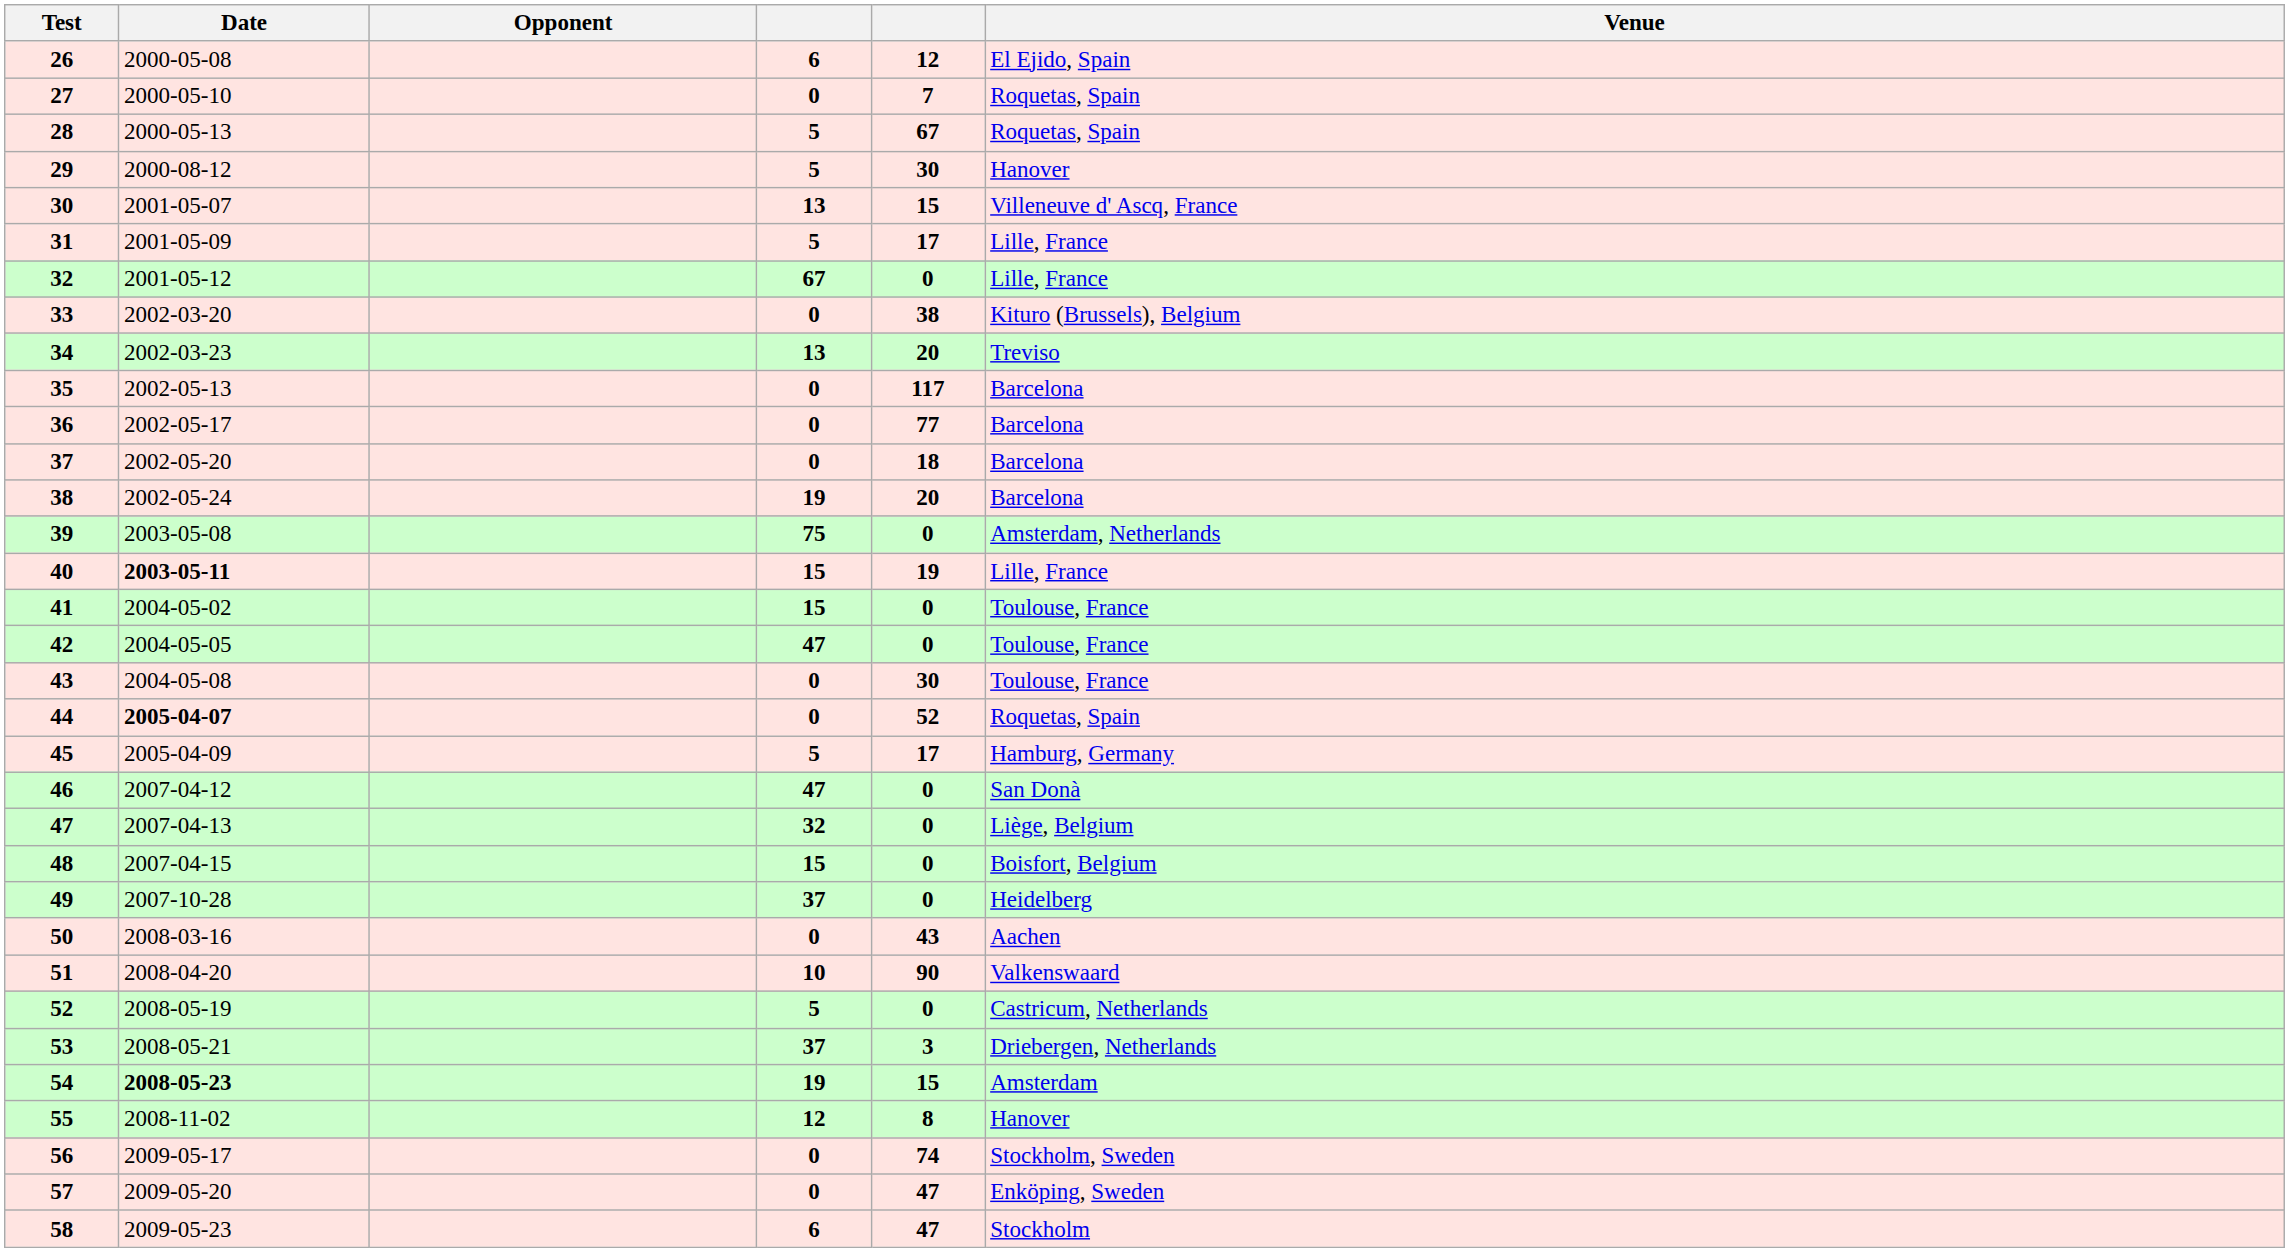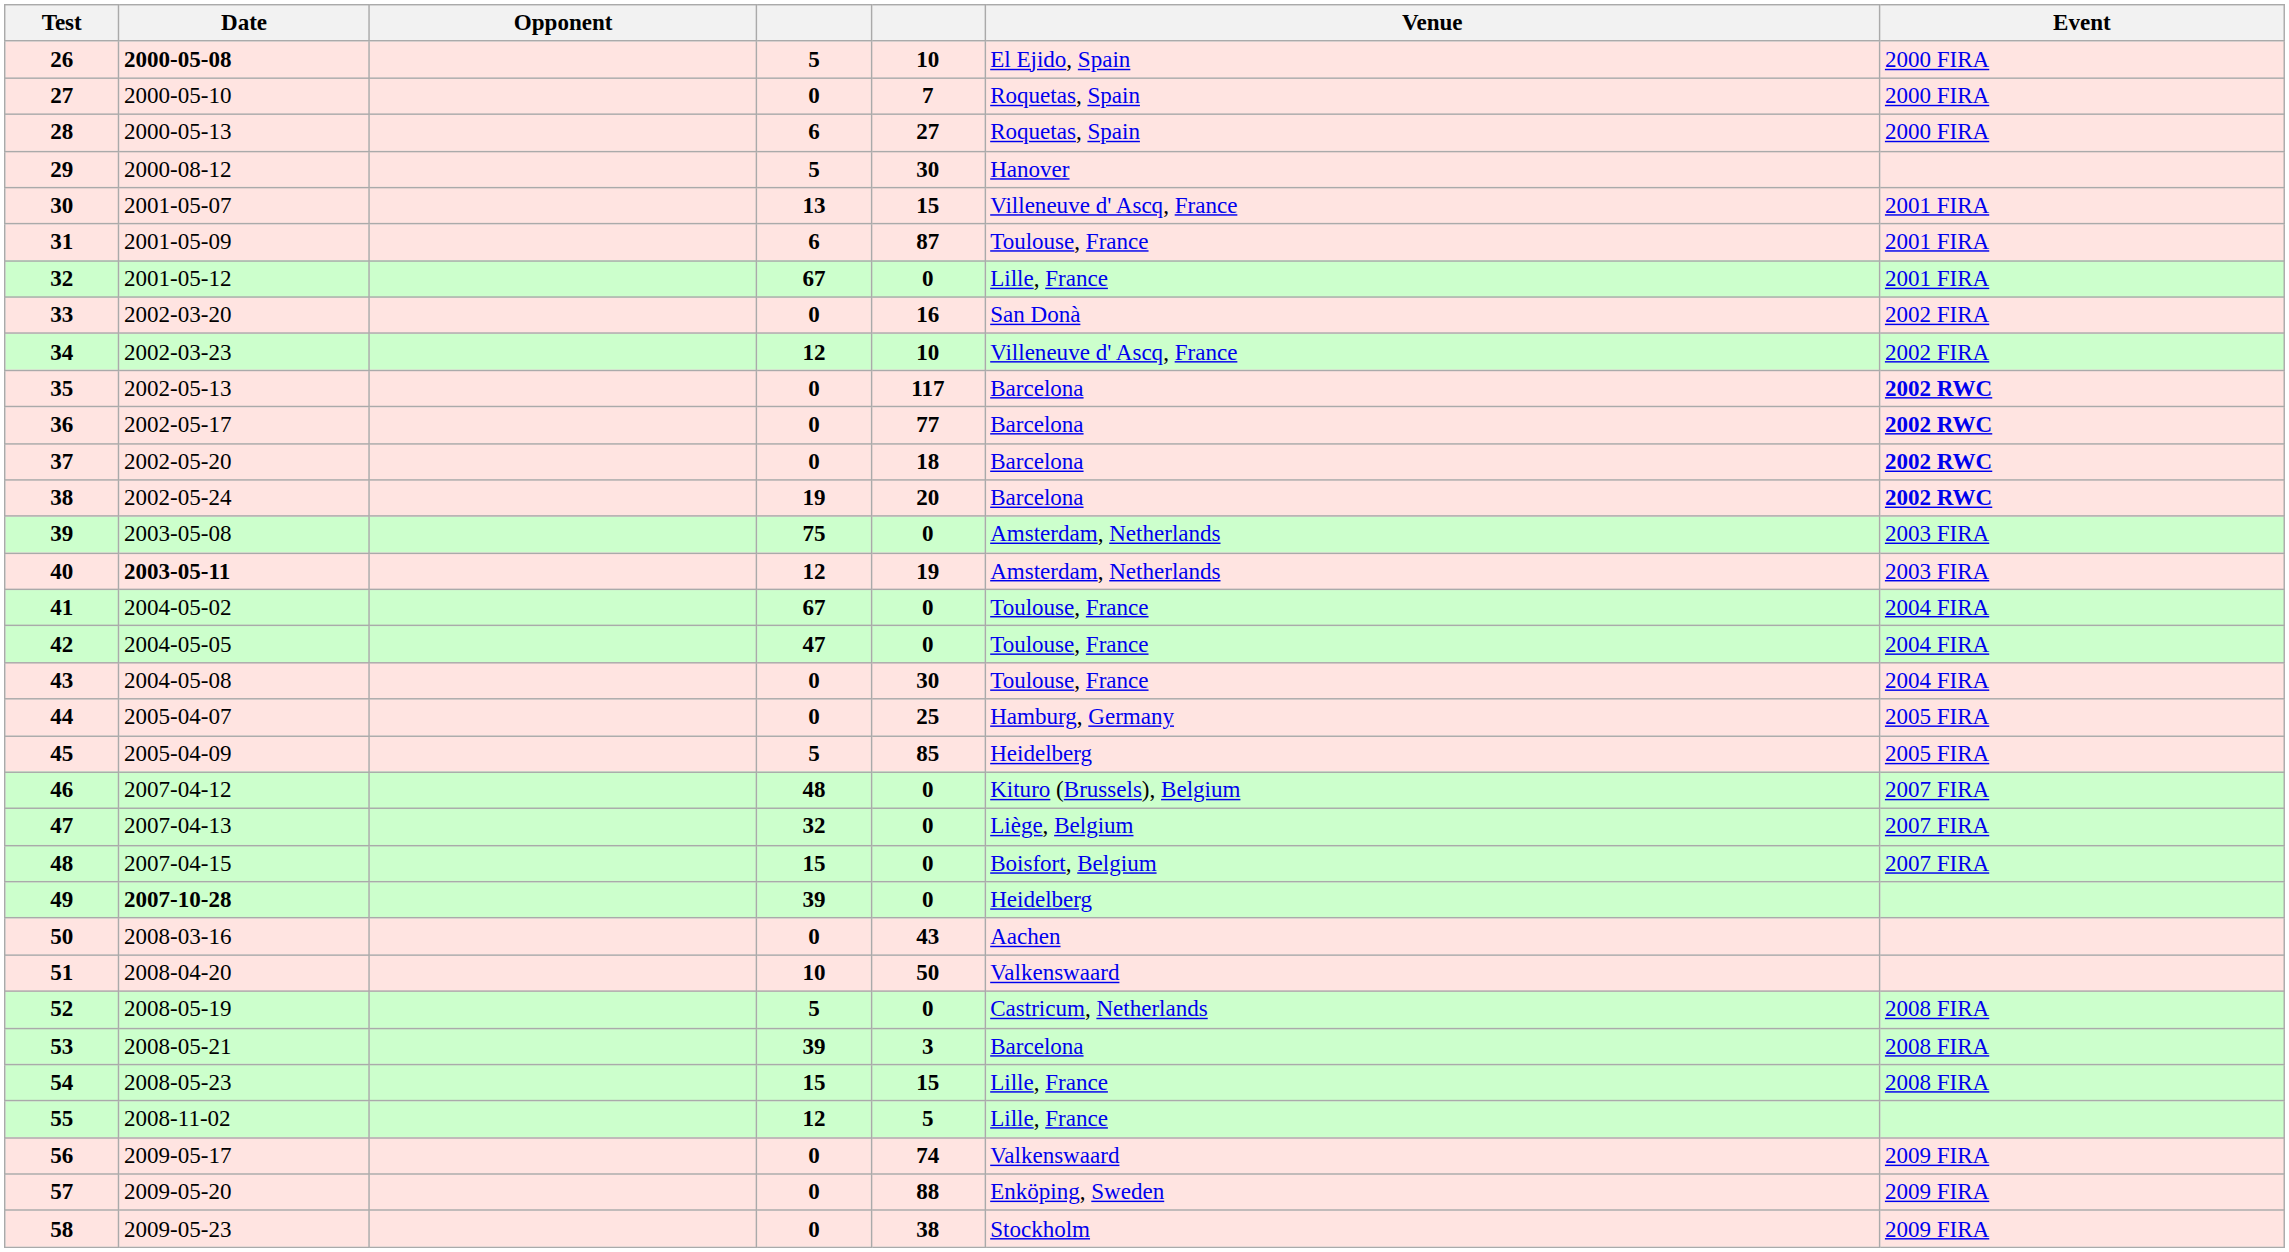+ column: (2082, 22)
(178, 59) normal -> (178, 59) bold
(814, 59) 6 -> (814, 59) 5
(928, 59) 12 -> (928, 59) 10
(814, 132) 5 -> (814, 132) 6
(928, 132) 67 -> (928, 132) 27
(814, 242) 5 -> (814, 242) 6
(928, 242) 17 -> (928, 242) 87
(1049, 242) Lille, France -> (1069, 242) Toulouse, France
(928, 315) 38 -> (928, 315) 16
(1115, 315) Kituro (Brussels), Belgium -> (1035, 315) San Donà
(814, 351) 13 -> (814, 351) 12
(928, 351) 20 -> (928, 351) 10
(1025, 351) Treviso -> (1114, 351) Villeneuve d' Ascq, France
(814, 570) 15 -> (814, 570) 12
(1049, 570) Lille, France -> (1105, 570) Amsterdam, Netherlands
(814, 607) 15 -> (814, 607) 67
(178, 717) bold -> (178, 717) normal
(928, 717) 52 -> (928, 717) 25
(1065, 717) Roquetas, Spain -> (1082, 717) Hamburg, Germany
(928, 753) 17 -> (928, 753) 85
(1082, 753) Hamburg, Germany -> (1041, 753) Heidelberg
(814, 790) 47 -> (814, 790) 48
(1035, 790) San Donà -> (1115, 790) Kituro (Brussels), Belgium
(178, 899) normal -> (178, 899) bold
(814, 899) 37 -> (814, 899) 39
(928, 972) 90 -> (928, 972) 50
(814, 1045) 37 -> (814, 1045) 39
(1103, 1045) Driebergen, Netherlands -> (1037, 1045) Barcelona
(178, 1082) bold -> (178, 1082) normal
(814, 1082) 19 -> (814, 1082) 15
(1044, 1082) Amsterdam -> (1049, 1082) Lille, France
(928, 1118) 8 -> (928, 1118) 5
(1030, 1118) Hanover -> (1049, 1118) Lille, France
(1082, 1155) Stockholm, Sweden -> (1055, 1155) Valkenswaard
(928, 1192) 47 -> (928, 1192) 88
(814, 1228) 6 -> (814, 1228) 0
(928, 1228) 47 -> (928, 1228) 38
